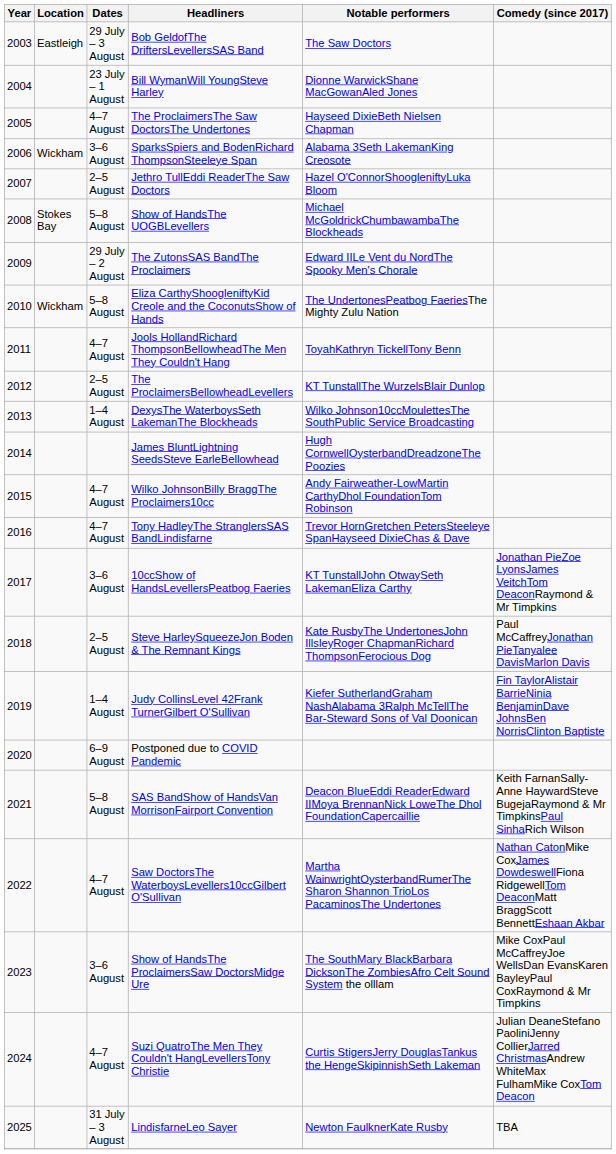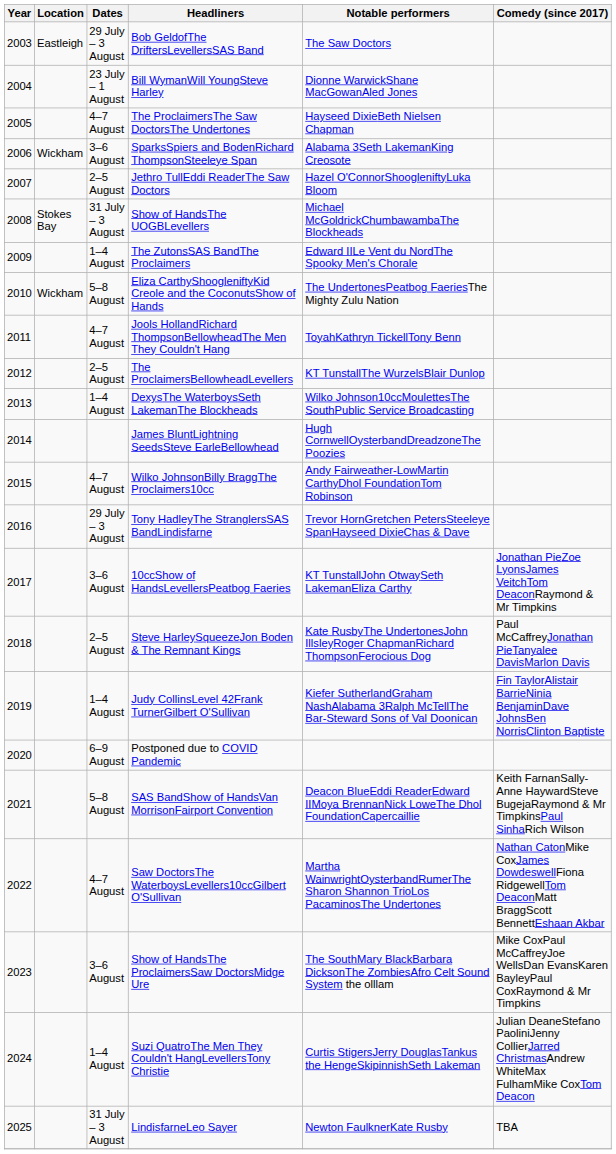(107, 220) 5–8 August -> (107, 220) 31 July – 3 August
(107, 263) 29 July – 2 August -> (107, 257) 1–4 August
(107, 532) 4–7 August -> (107, 526) 29 July – 3 August
(107, 1059) 4–7 August -> (107, 1059) 1–4 August
